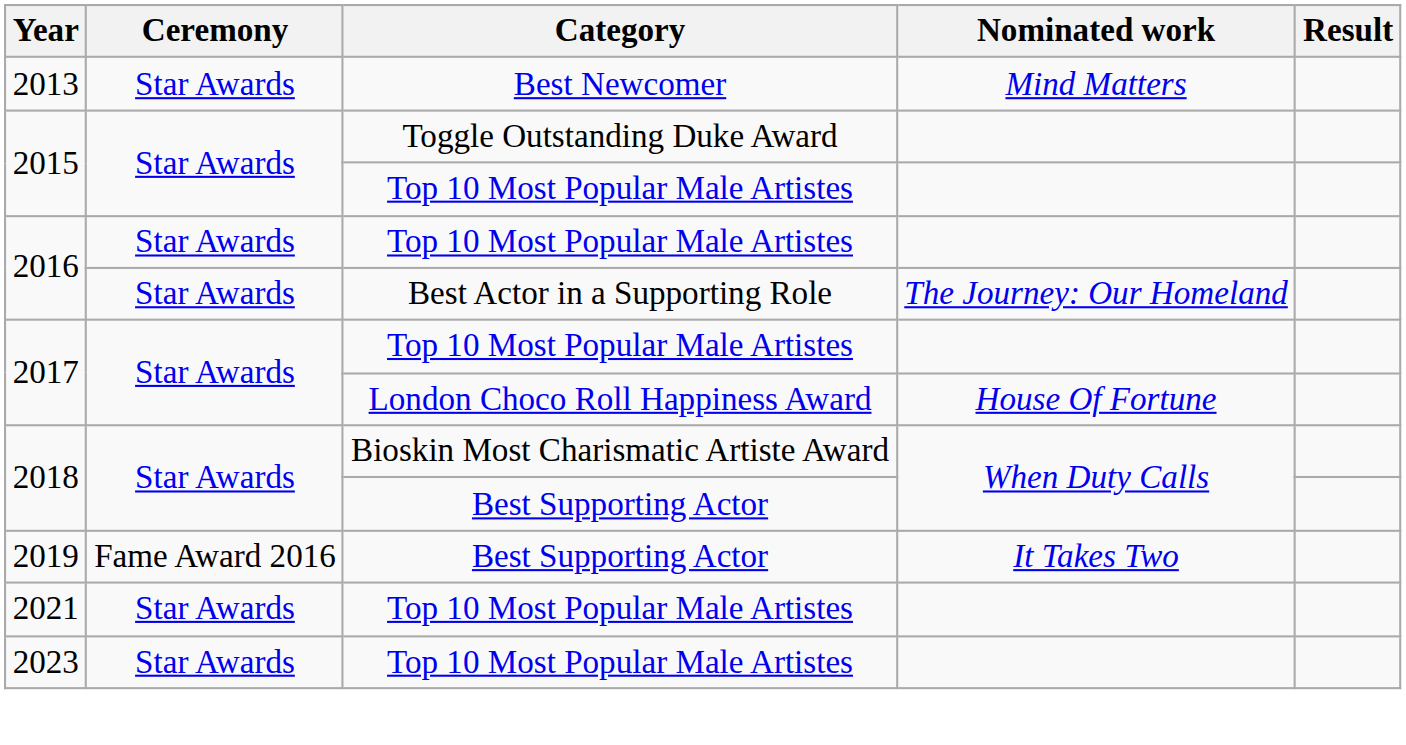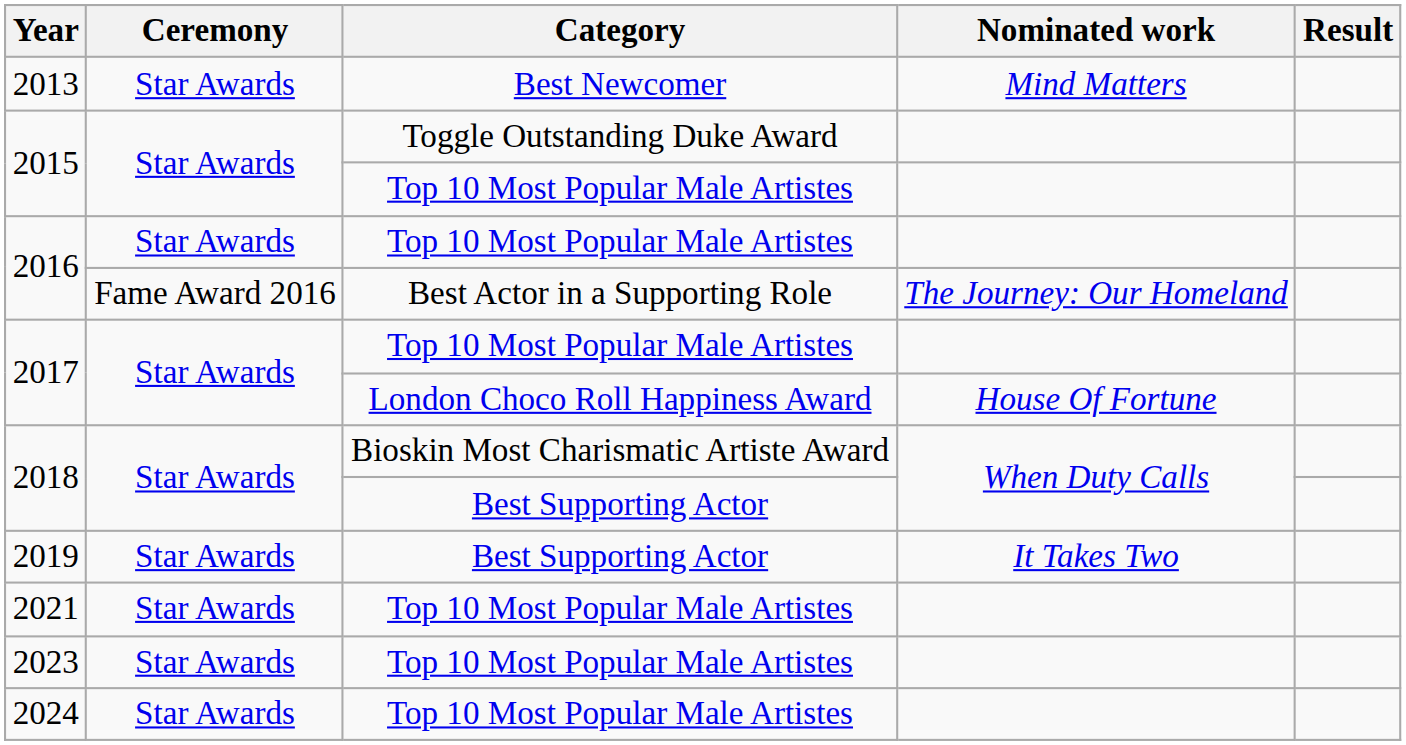(215, 293) Star Awards -> (215, 293) Fame Award 2016
(215, 556) Fame Award 2016 -> (215, 556) Star Awards
+ row: (46, 713)
